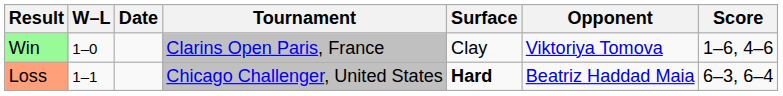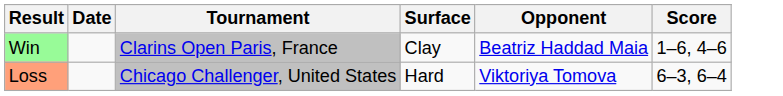- column: (91, 18)
(594, 47) Viktoriya Tomova -> (564, 47) Beatriz Haddad Maia
(472, 76) bold -> (424, 76) normal
(610, 76) Beatriz Haddad Maia -> (548, 76) Viktoriya Tomova
